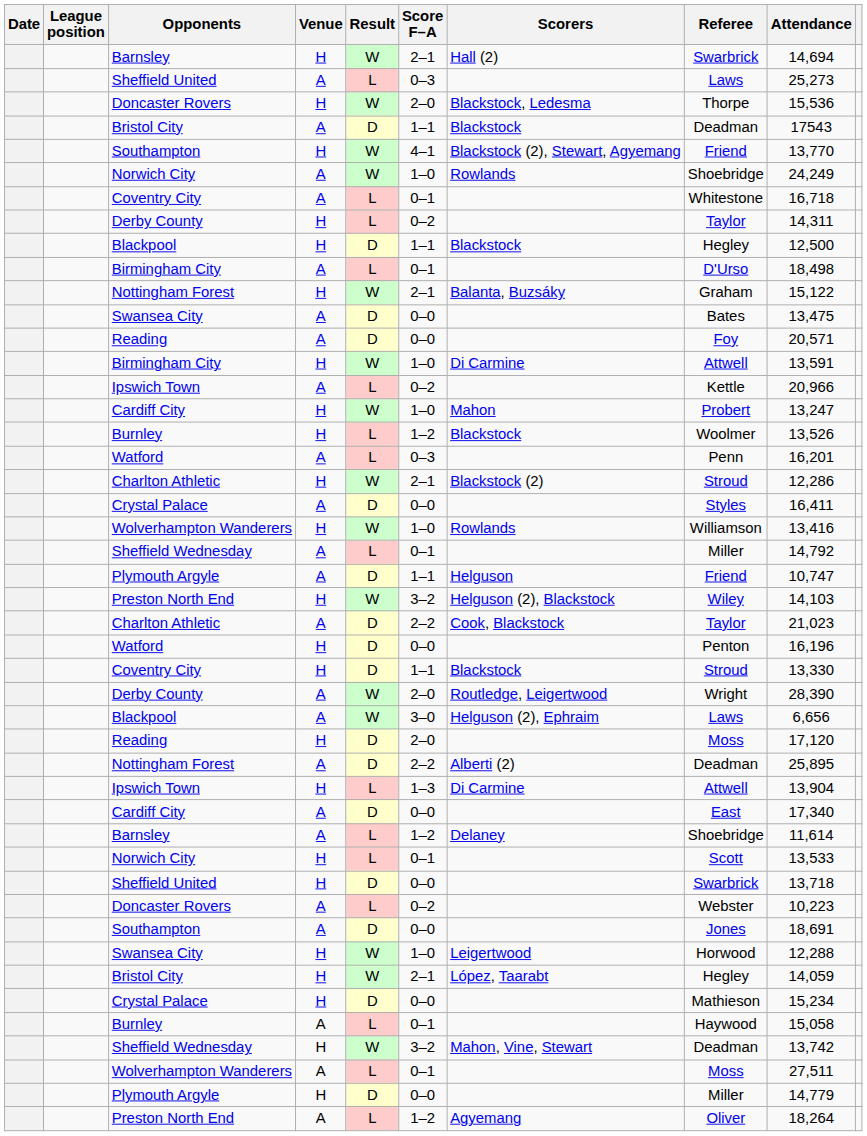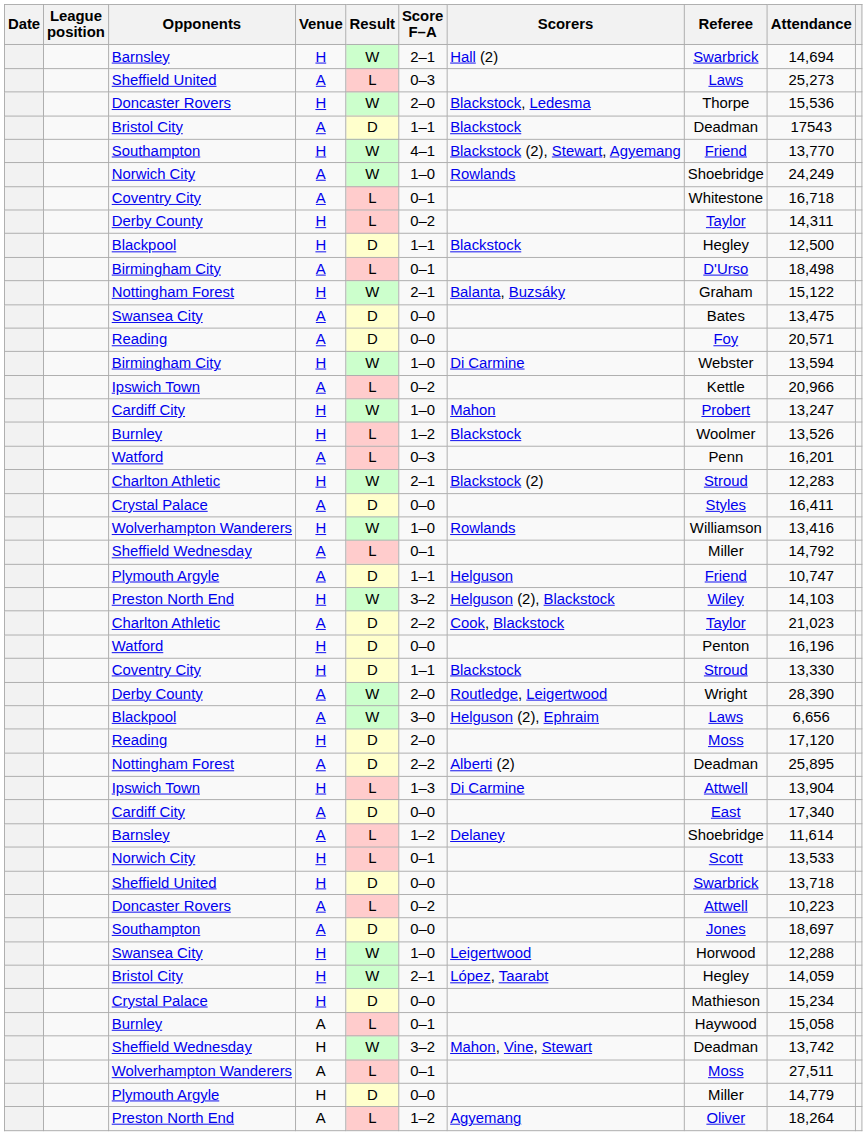(726, 363) Attwell -> (726, 363) Webster
(811, 363) 13,591 -> (811, 363) 13,594
(811, 481) 12,286 -> (811, 481) 12,283
(726, 906) Webster -> (726, 906) Attwell
(811, 929) 18,691 -> (811, 929) 18,697
